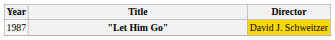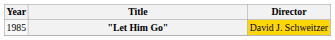(16, 27) 1987 -> (16, 27) 1985
